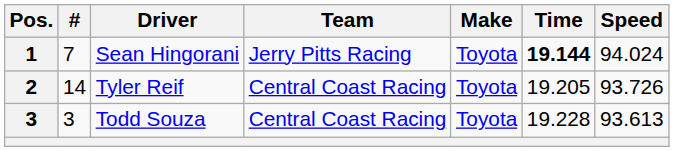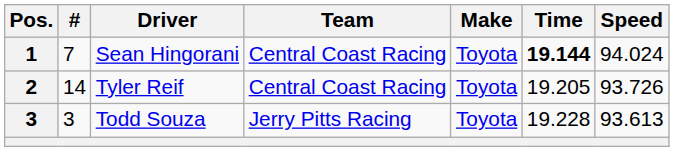(330, 53) Jerry Pitts Racing -> (348, 53) Central Coast Racing
(348, 119) Central Coast Racing -> (330, 119) Jerry Pitts Racing
